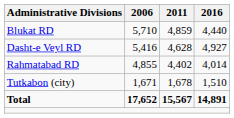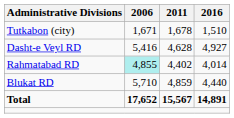rows swapped: (30, 30) <-> (41, 82)
(145, 64) no background -> (145, 64) paleturquoise background
